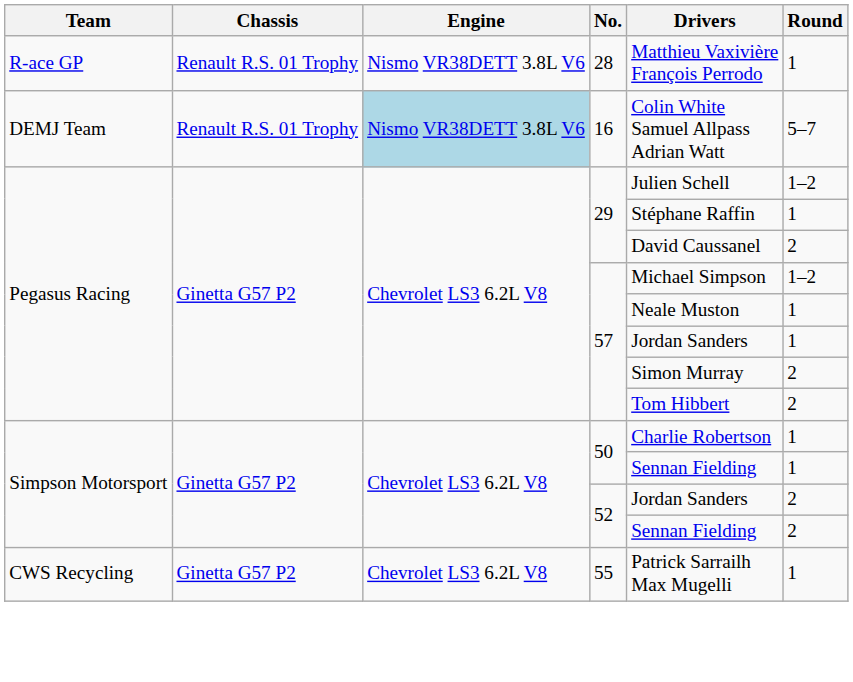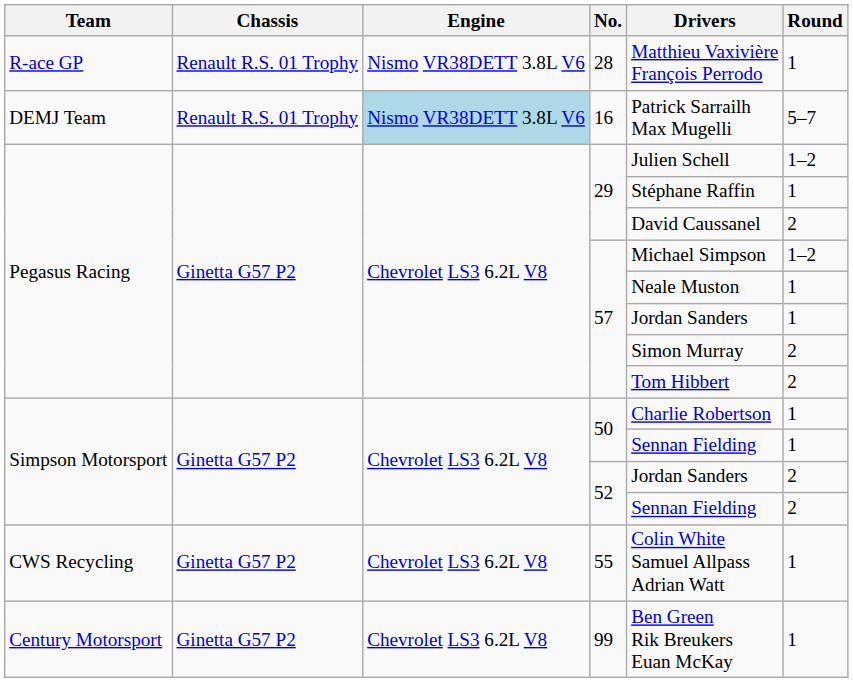(691, 128) Colin White Samuel Allpass Adrian Watt -> (691, 117) Patrick Sarrailh Max Mugelli
(691, 573) Patrick Sarrailh Max Mugelli -> (691, 562) Colin White Samuel Allpass Adrian Watt
+ row: (86, 638)
